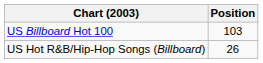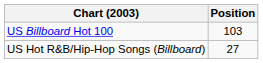(233, 49) 26 -> (233, 49) 27
